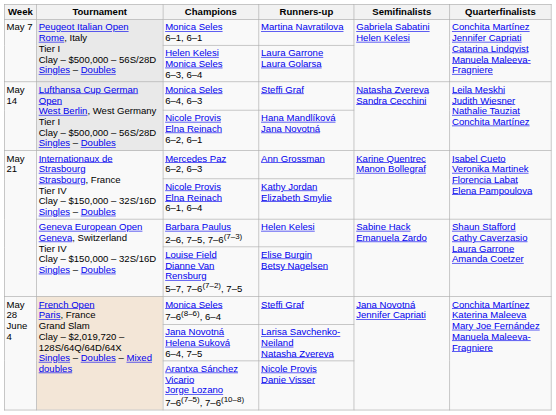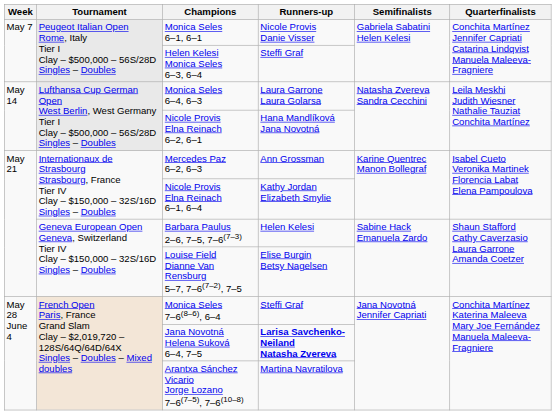(302, 27) Martina Navratilova -> (288, 33) Nicole Provis Danie Visser
(292, 58) Laura Garrone Laura Golarsa -> (282, 53) Steffi Graf
(282, 90) Steffi Graf -> (291, 95) Laura Garrone Laura Golarsa
(301, 343) normal -> (303, 343) bold
(289, 374) Nicole Provis Danie Visser -> (302, 369) Martina Navratilova
